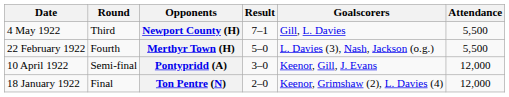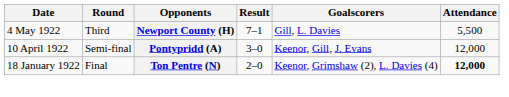- row: (191, 48)
(475, 83) normal -> (470, 65) bold
